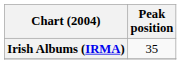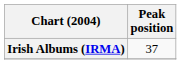(152, 48) 35 -> (152, 48) 37
